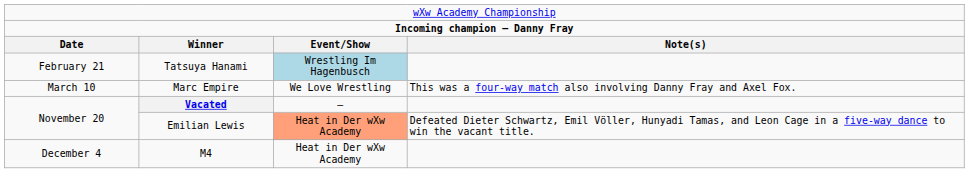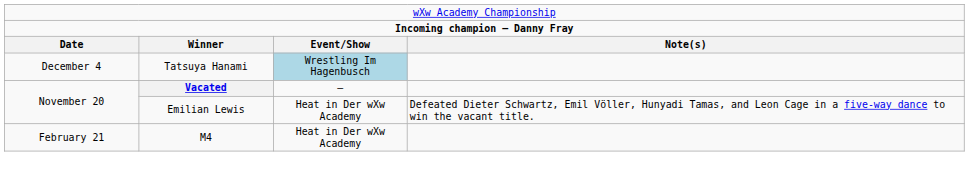(72, 66) February 21 -> (72, 66) December 4
- row: (206, 88)
(340, 126) lightsalmon background -> (340, 110) no background
(72, 154) December 4 -> (72, 138) February 21
